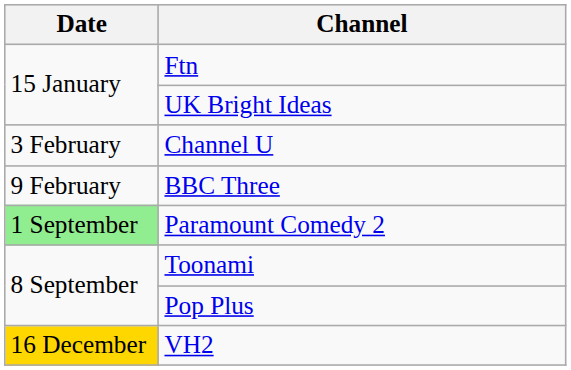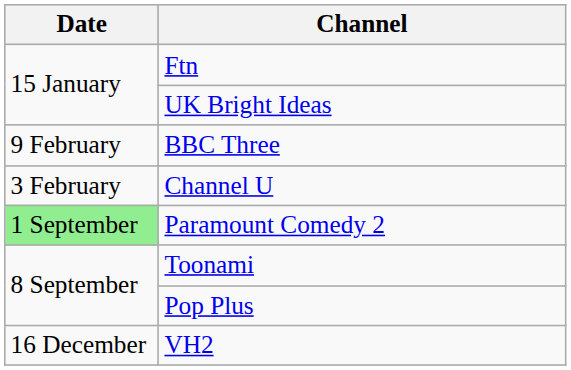rows swapped: (219, 144) <-> (222, 184)
(78, 345) gold background -> (78, 345) no background
